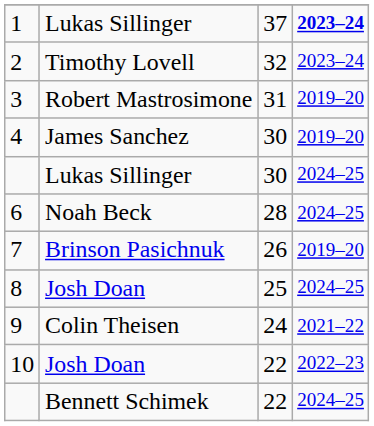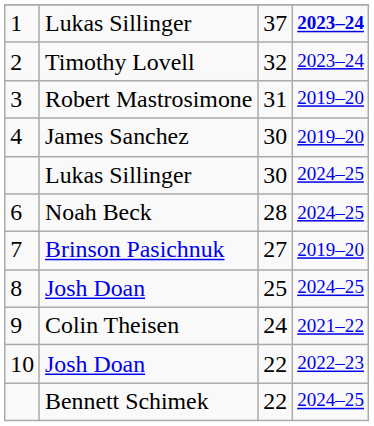(275, 250) 26 -> (275, 250) 27
